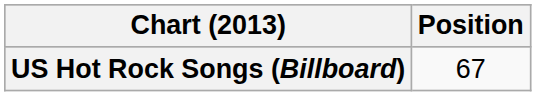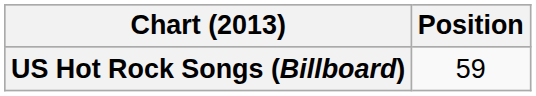(471, 68) 67 -> (471, 68) 59
